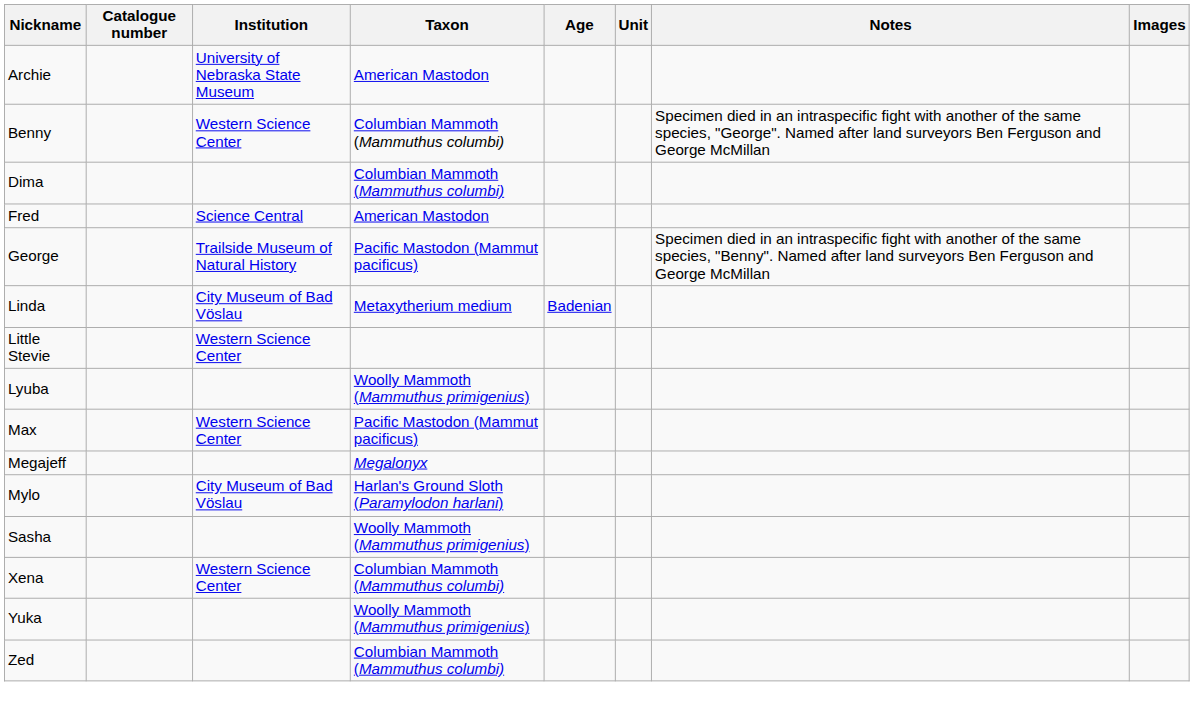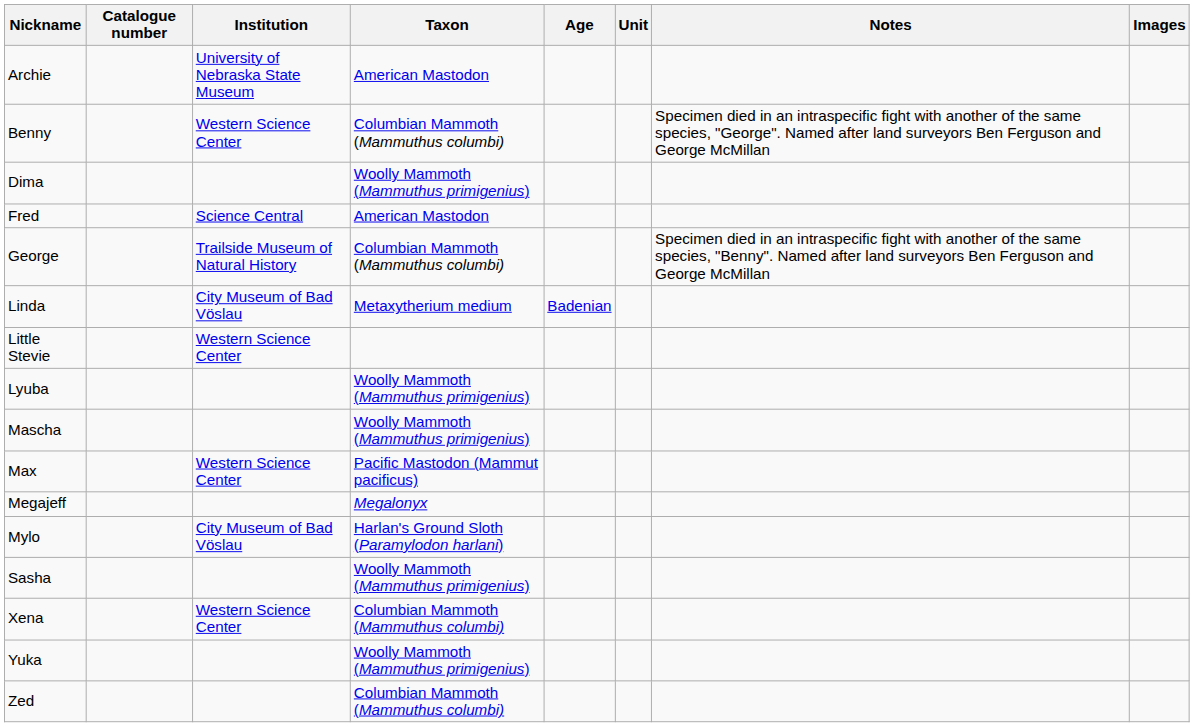(429, 182) Columbian Mammoth (Mammuthus columbi) -> (442, 182) Woolly Mammoth (Mammuthus primigenius)
(446, 256) Pacific Mastodon (Mammut pacificus) -> (429, 256) Columbian Mammoth (Mammuthus columbi)
+ row: (35, 430)
